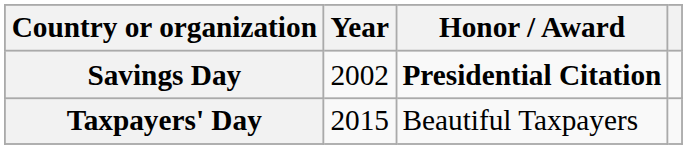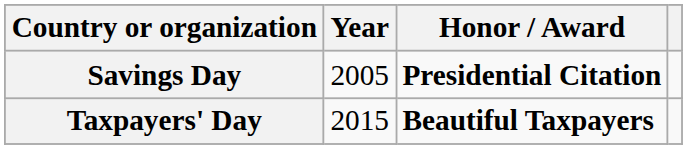(360, 74) 2002 -> (360, 74) 2005
(520, 120) normal -> (528, 120) bold
